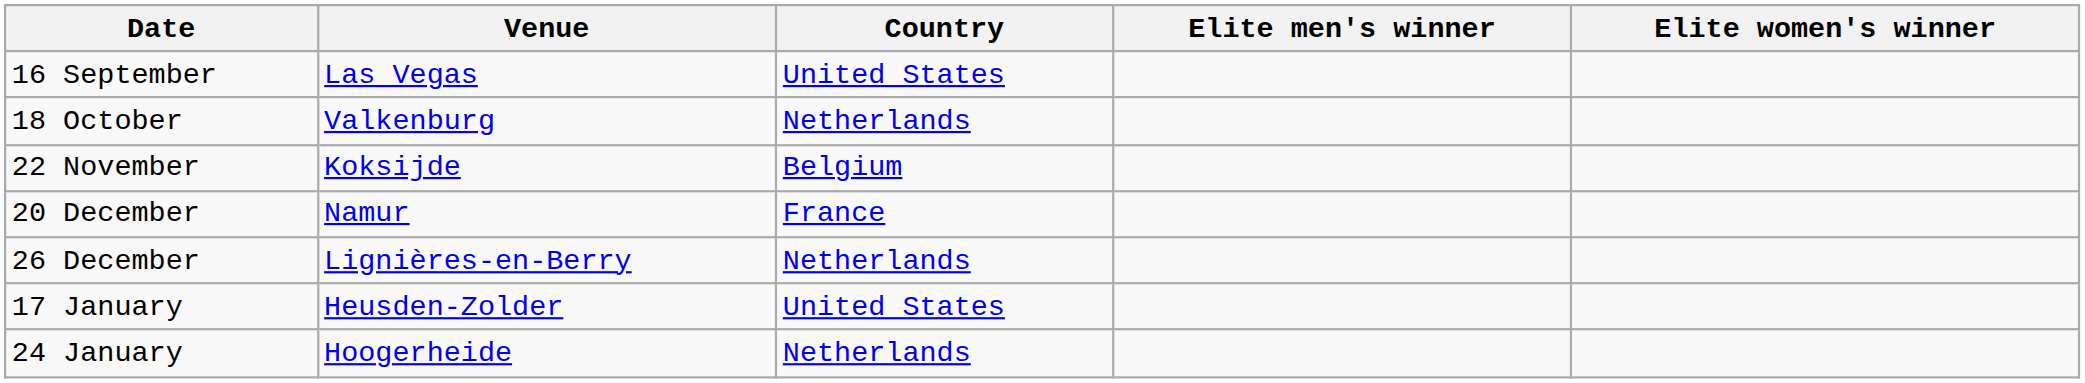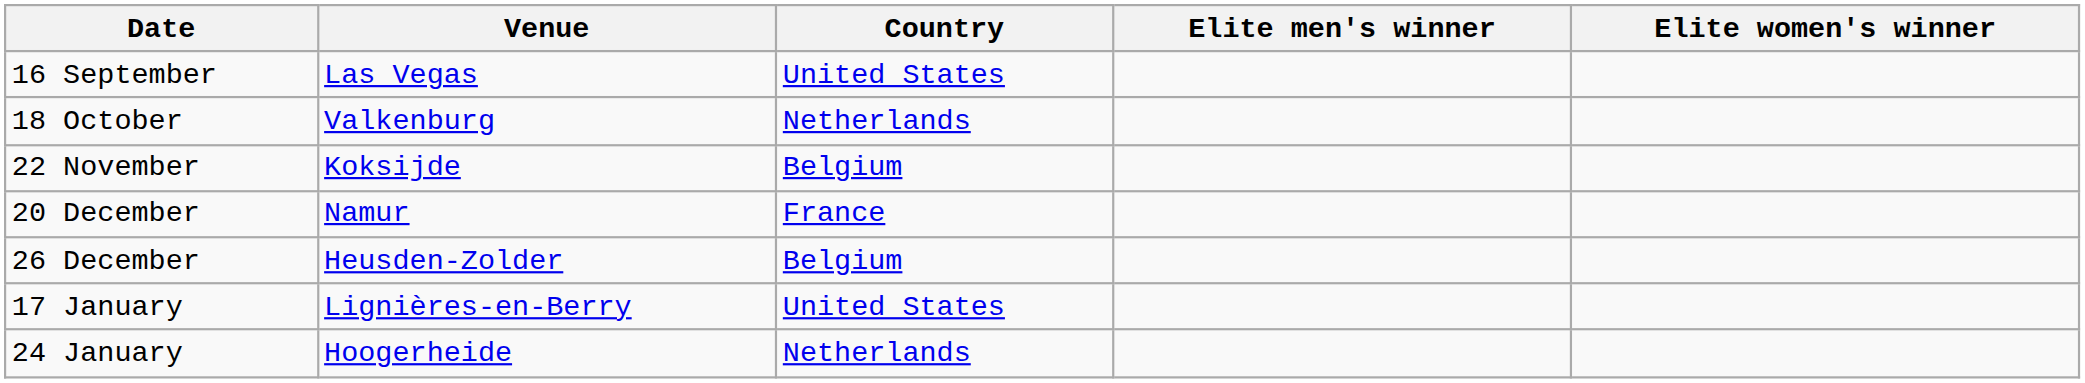(478, 260) Lignières-en-Berry -> (444, 260) Heusden-Zolder
(877, 260) Netherlands -> (843, 260) Belgium
(444, 307) Heusden-Zolder -> (478, 307) Lignières-en-Berry
